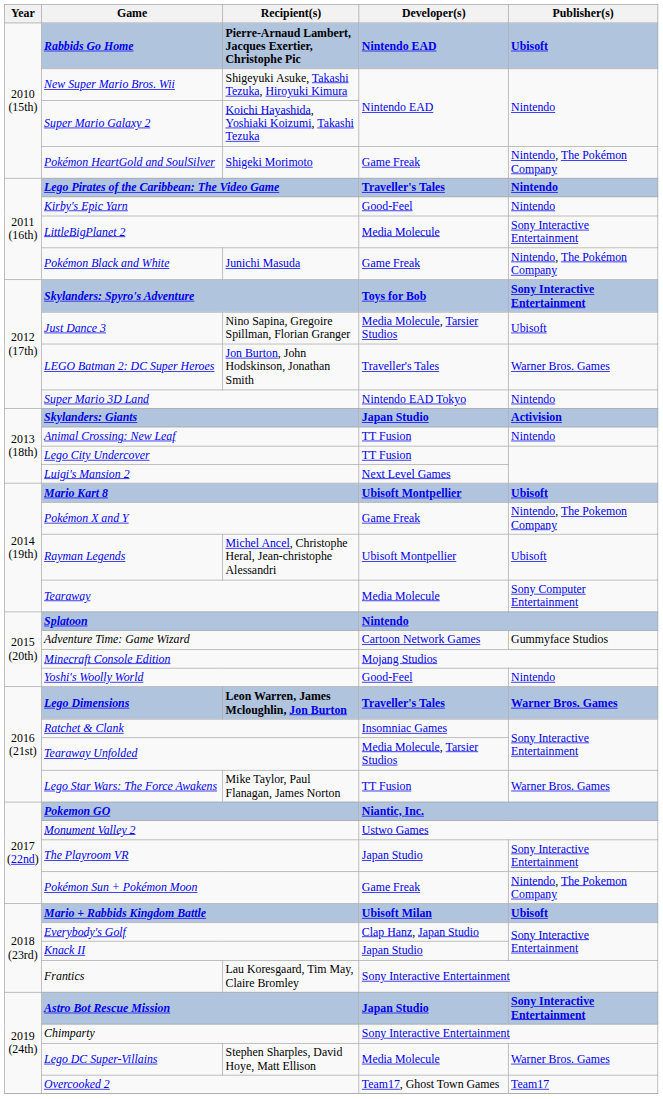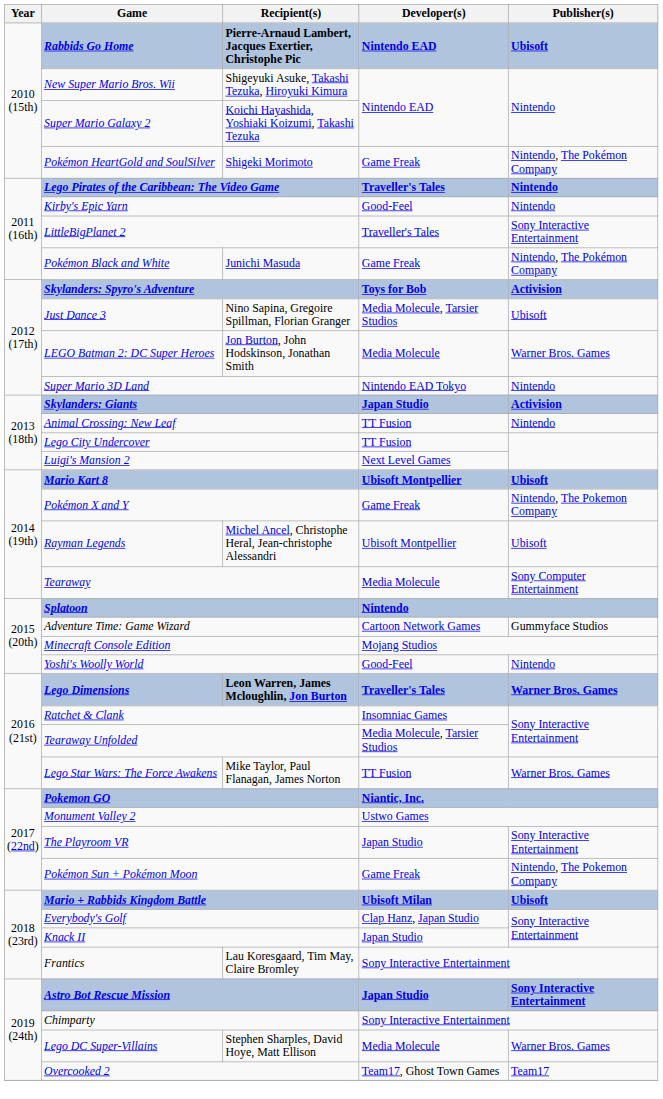(401, 231) Media Molecule -> (401, 231) Traveller's Tales
(553, 296) Sony Interactive Entertainment -> (536, 289) Activision
(401, 366) Traveller's Tales -> (401, 353) Media Molecule
